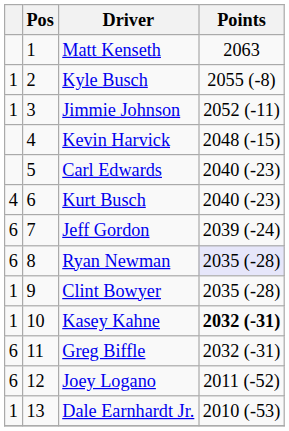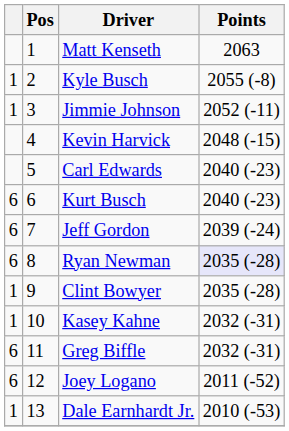(13, 200) 4 -> (13, 200) 6
(242, 320) bold -> (242, 320) normal
